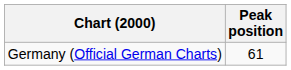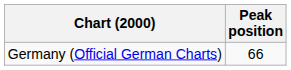(256, 53) 61 -> (256, 53) 66
